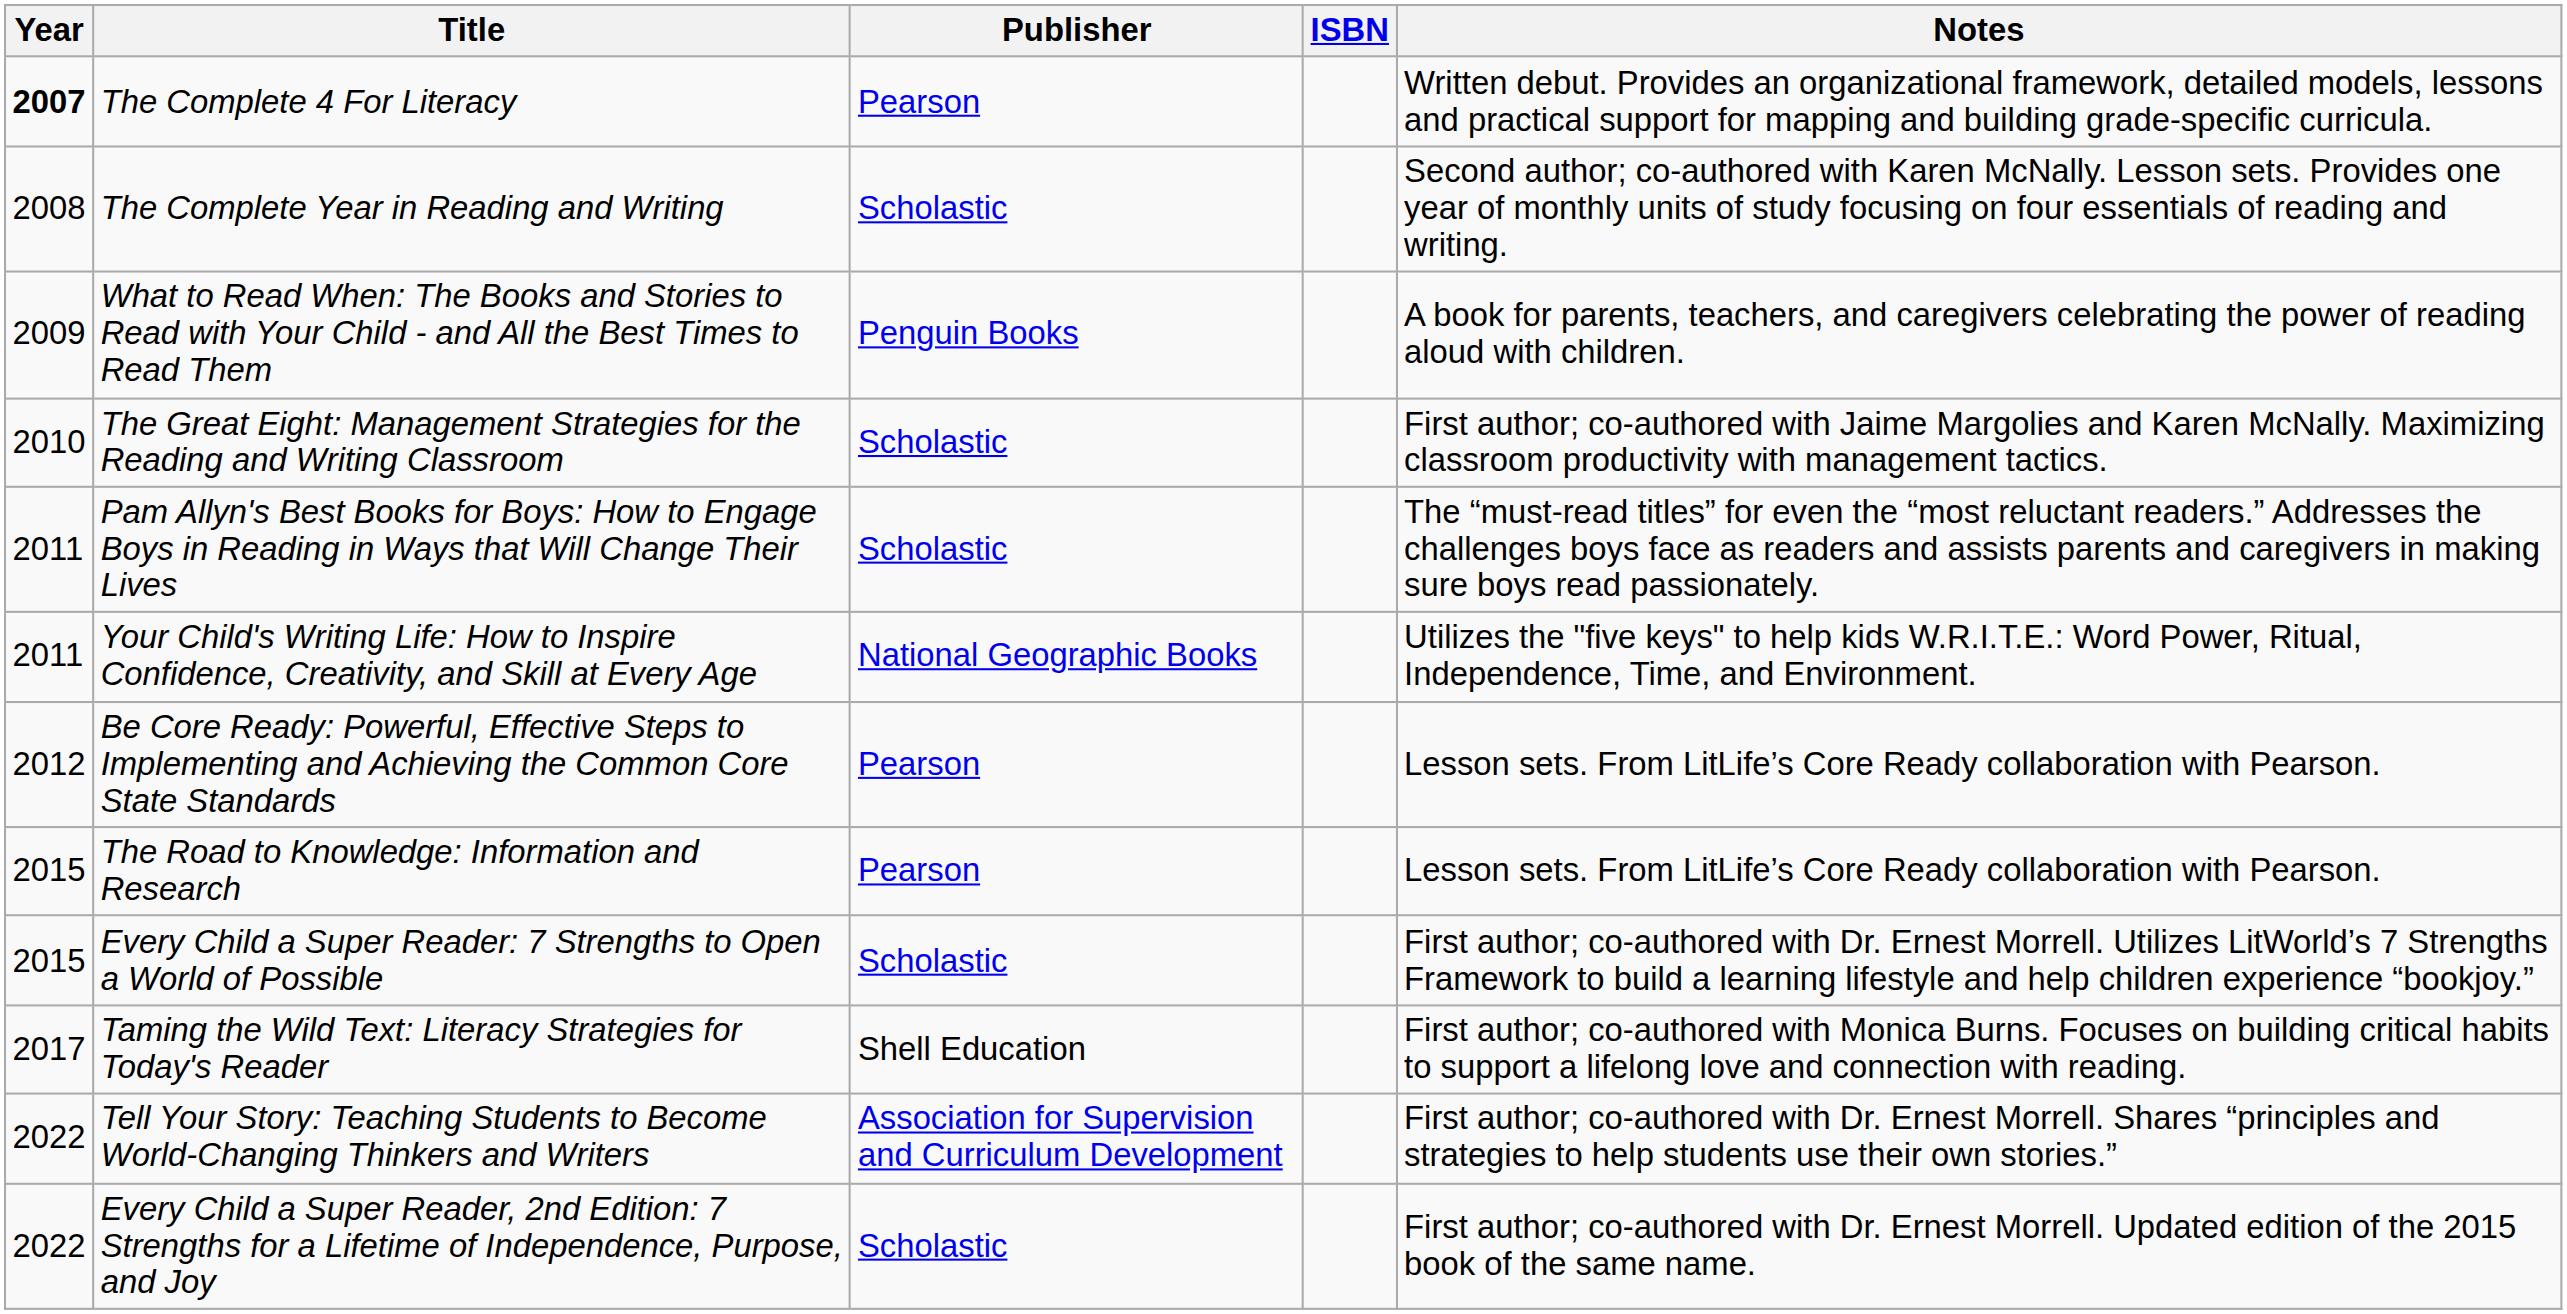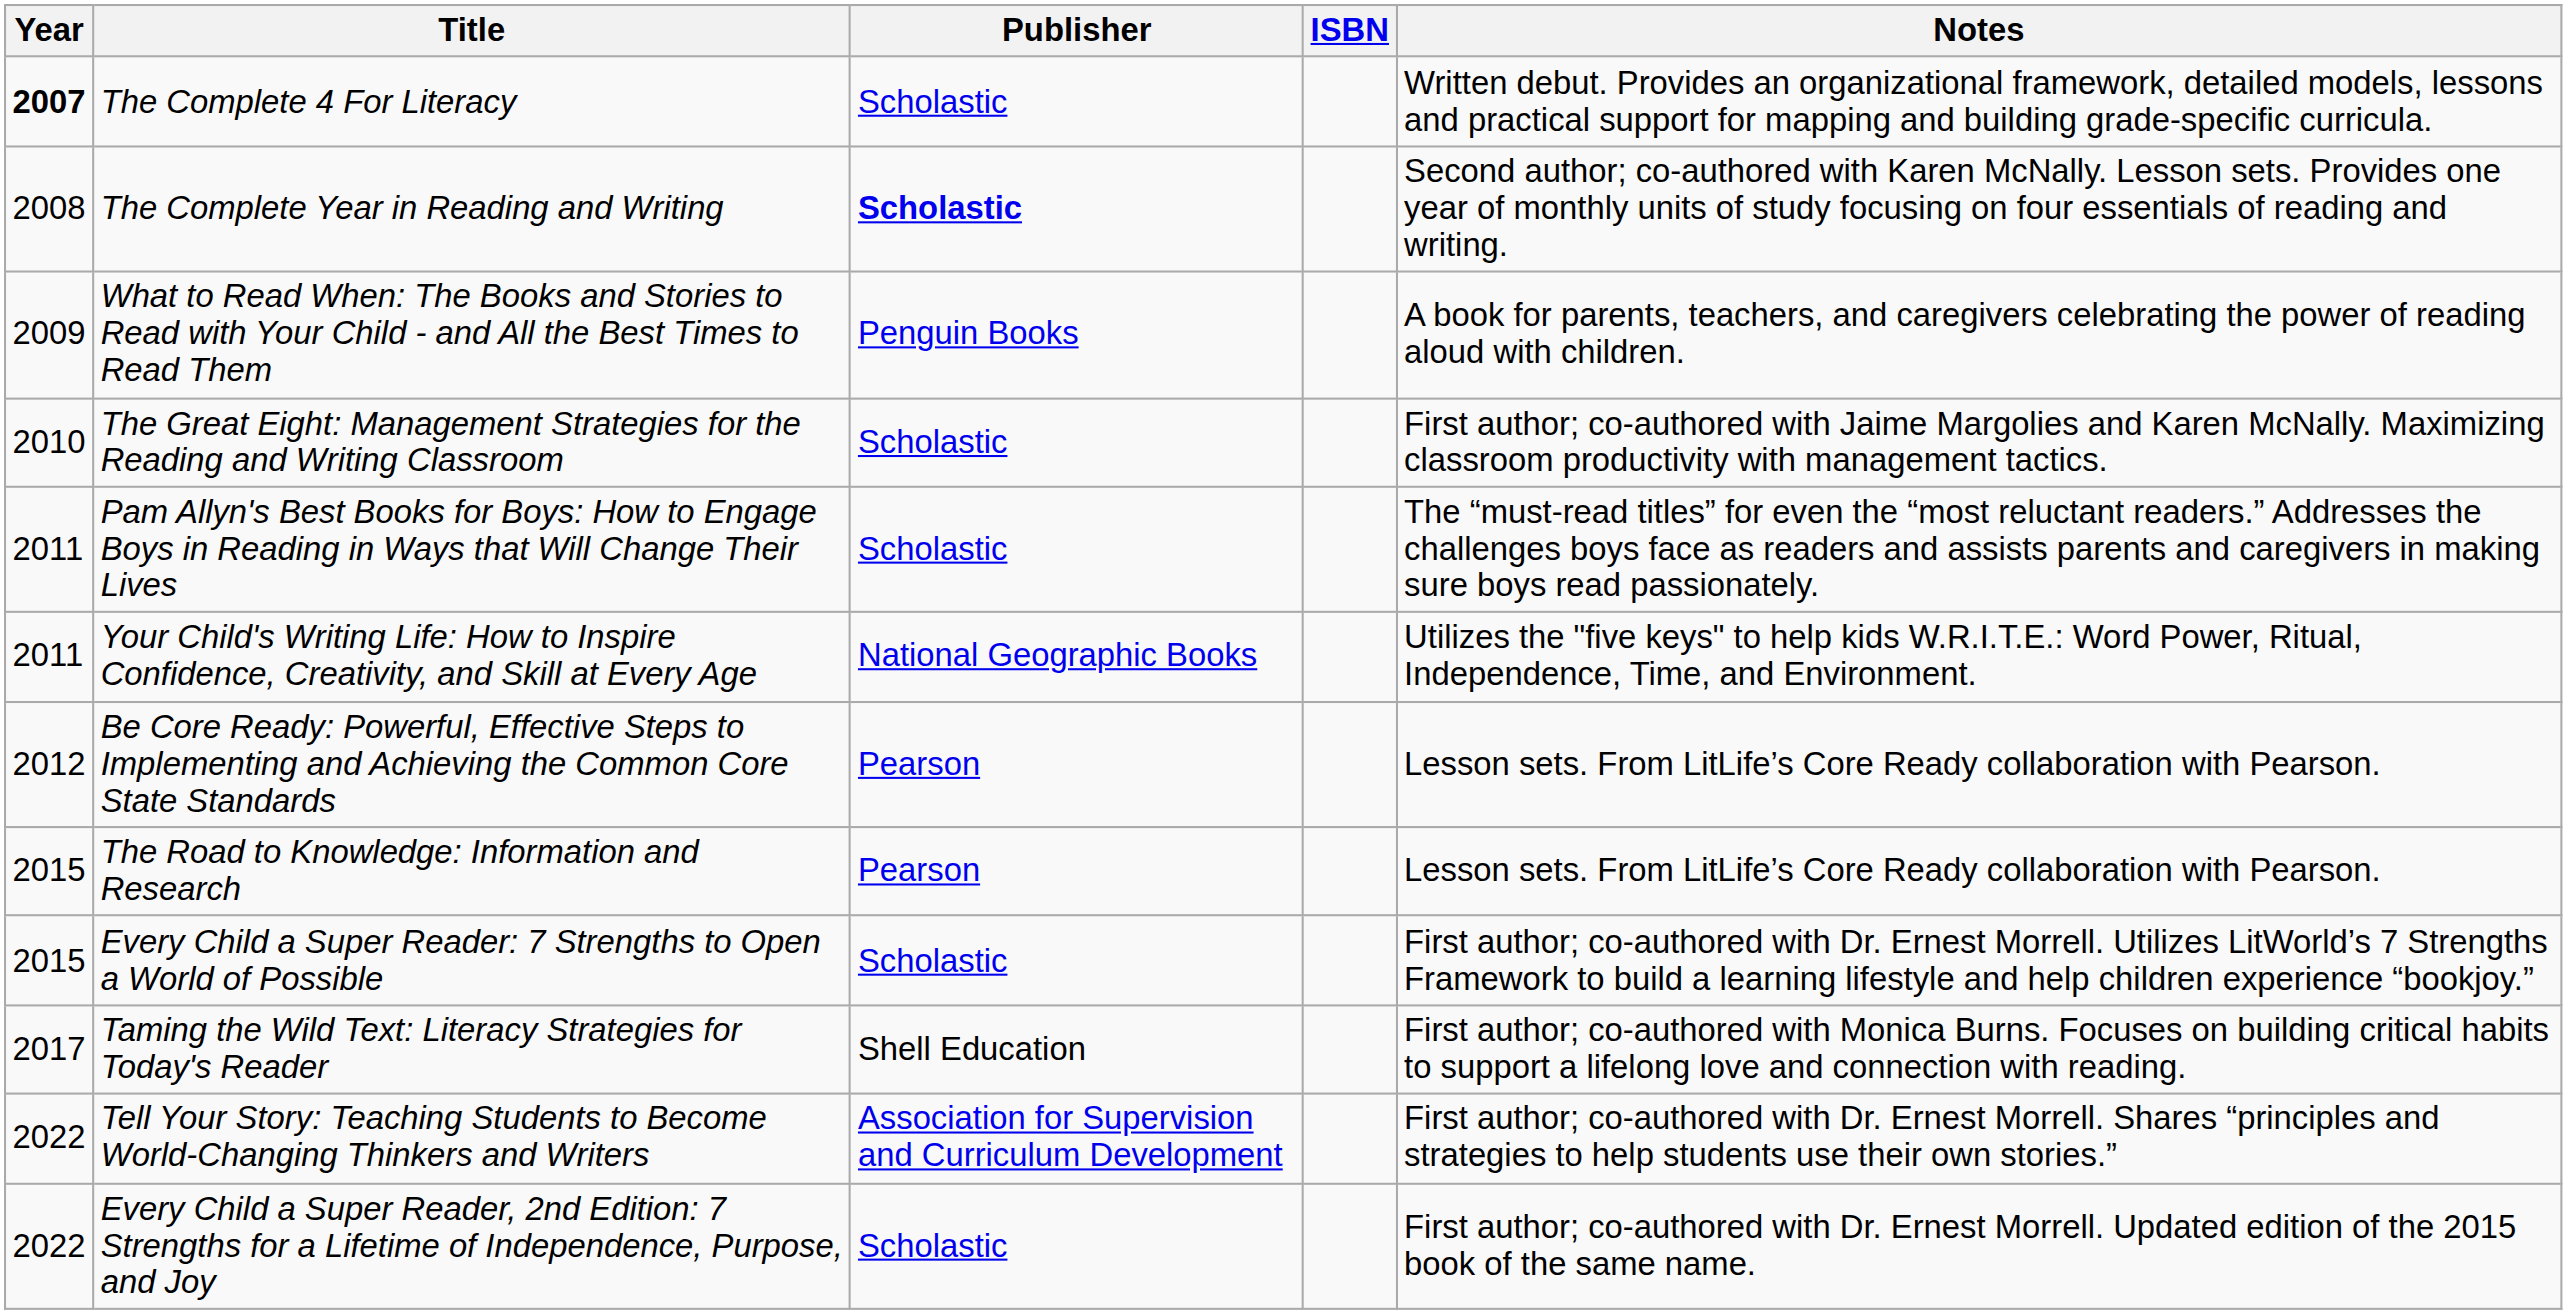(919, 100) Pearson -> (933, 100) Scholastic
(933, 208) normal -> (940, 208) bold
